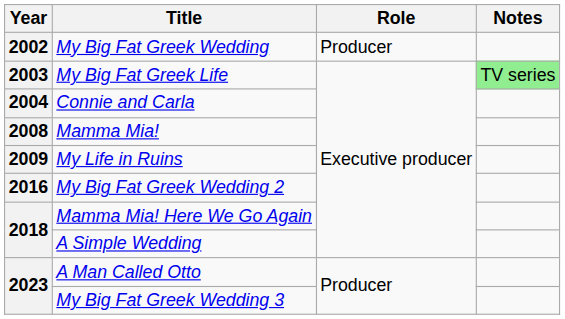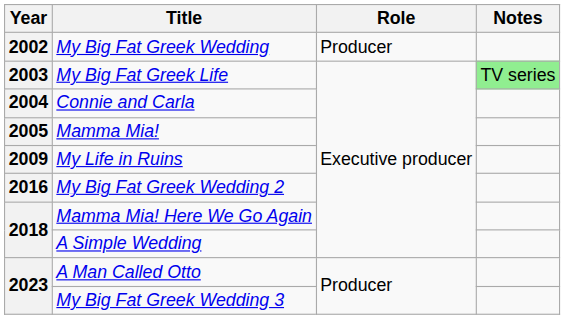(28, 131) 2008 -> (28, 131) 2005
